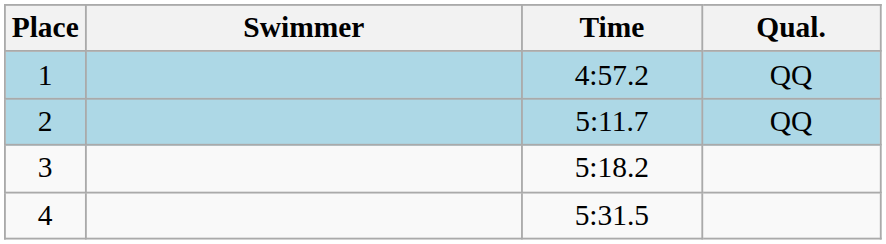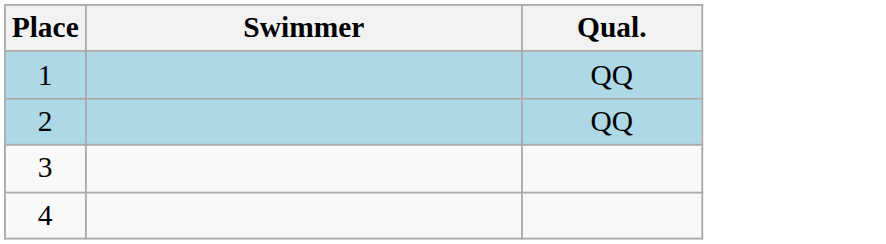- column: (612, 27)
